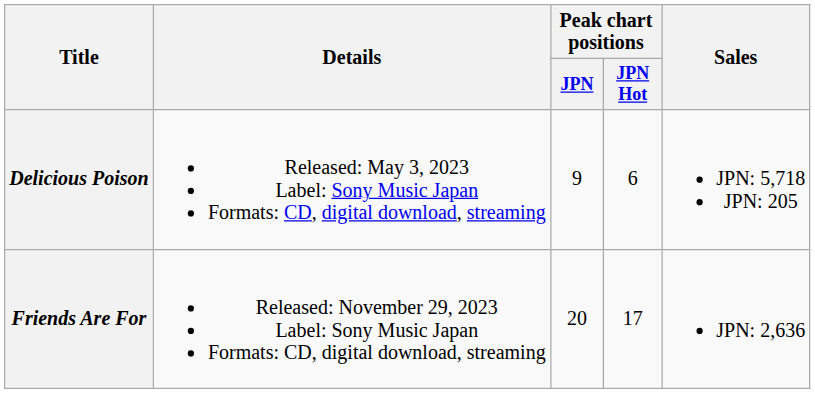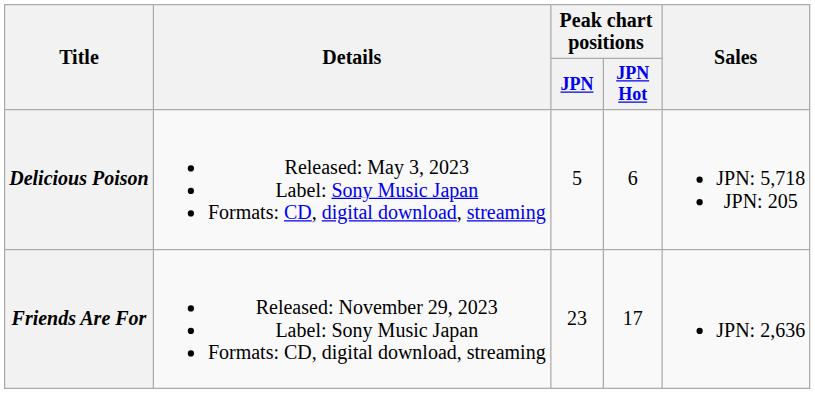(577, 179) 9 -> (577, 179) 5
(577, 318) 20 -> (577, 318) 23
